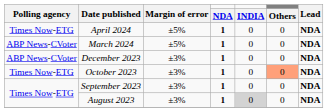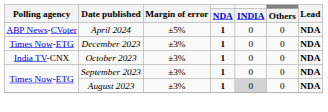(42, 30) Times Now-ETG -> (42, 30) ABP News-CVoter
- row: (111, 44)
(42, 58) ABP News-CVoter -> (42, 44) Times Now-ETG
(42, 72) Times Now-ETG -> (42, 58) India TV-CNX
(282, 72) lightsalmon background -> (282, 58) no background
